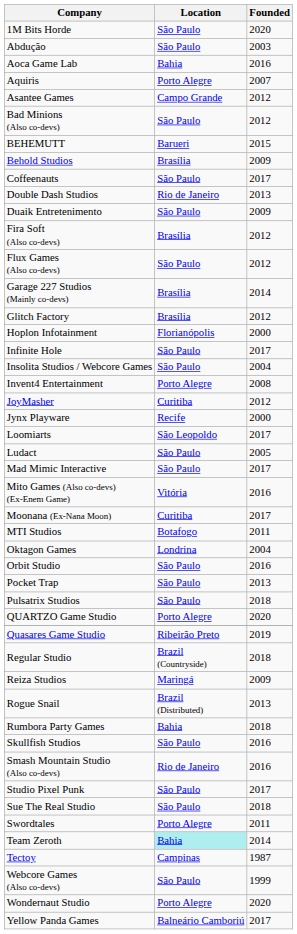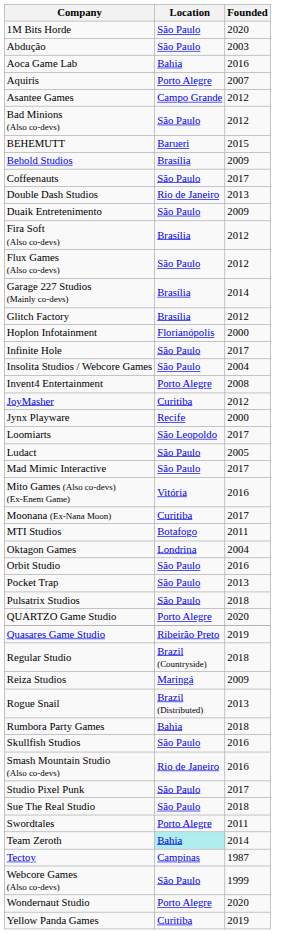(201, 920) Balneário Camboriú -> (175, 920) Curitiba
(260, 920) 2017 -> (238, 920) 2019
